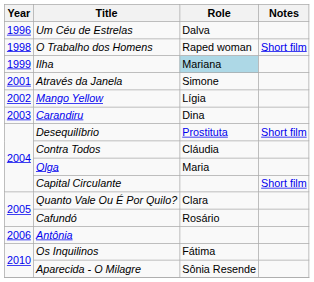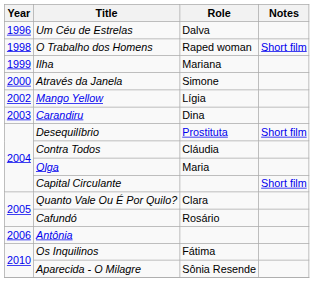(202, 64) lightblue background -> (202, 64) no background
(19, 82) 2001 -> (19, 82) 2000
